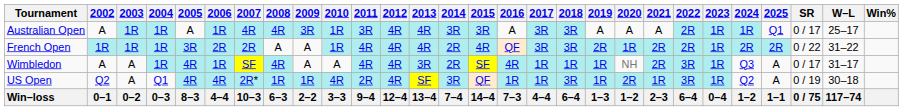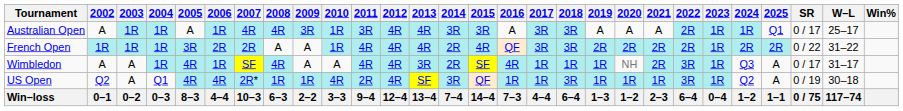(629, 46) 1R -> (629, 46) 2R
(629, 80) 2R -> (629, 80) 1R
